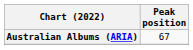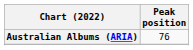(164, 37) 67 -> (164, 37) 76
